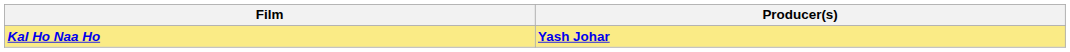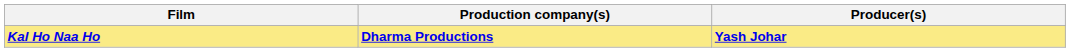+ column: (535, 15)
